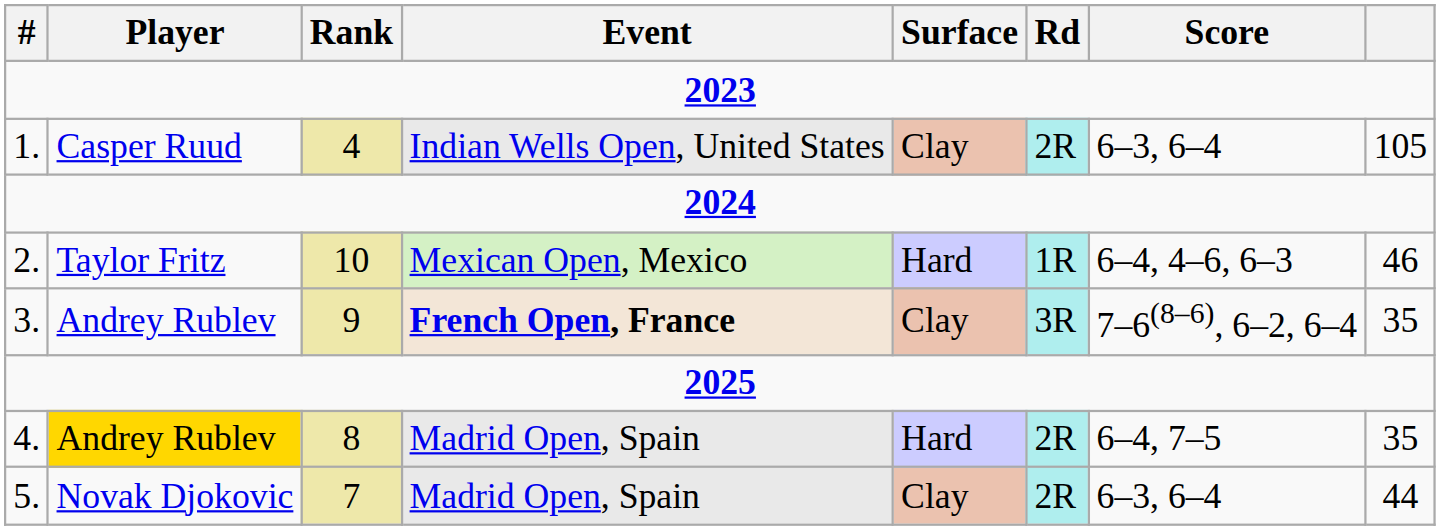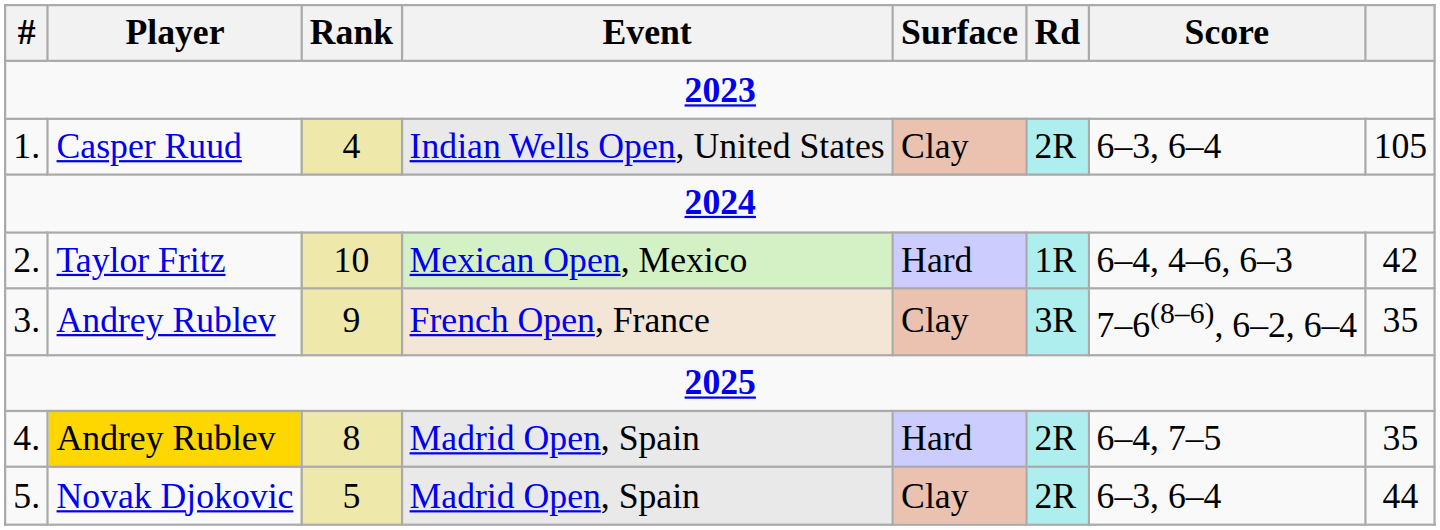(1400, 259) 46 -> (1400, 259) 42
(572, 320) bold -> (560, 320) normal
(351, 495) 7 -> (351, 495) 5
